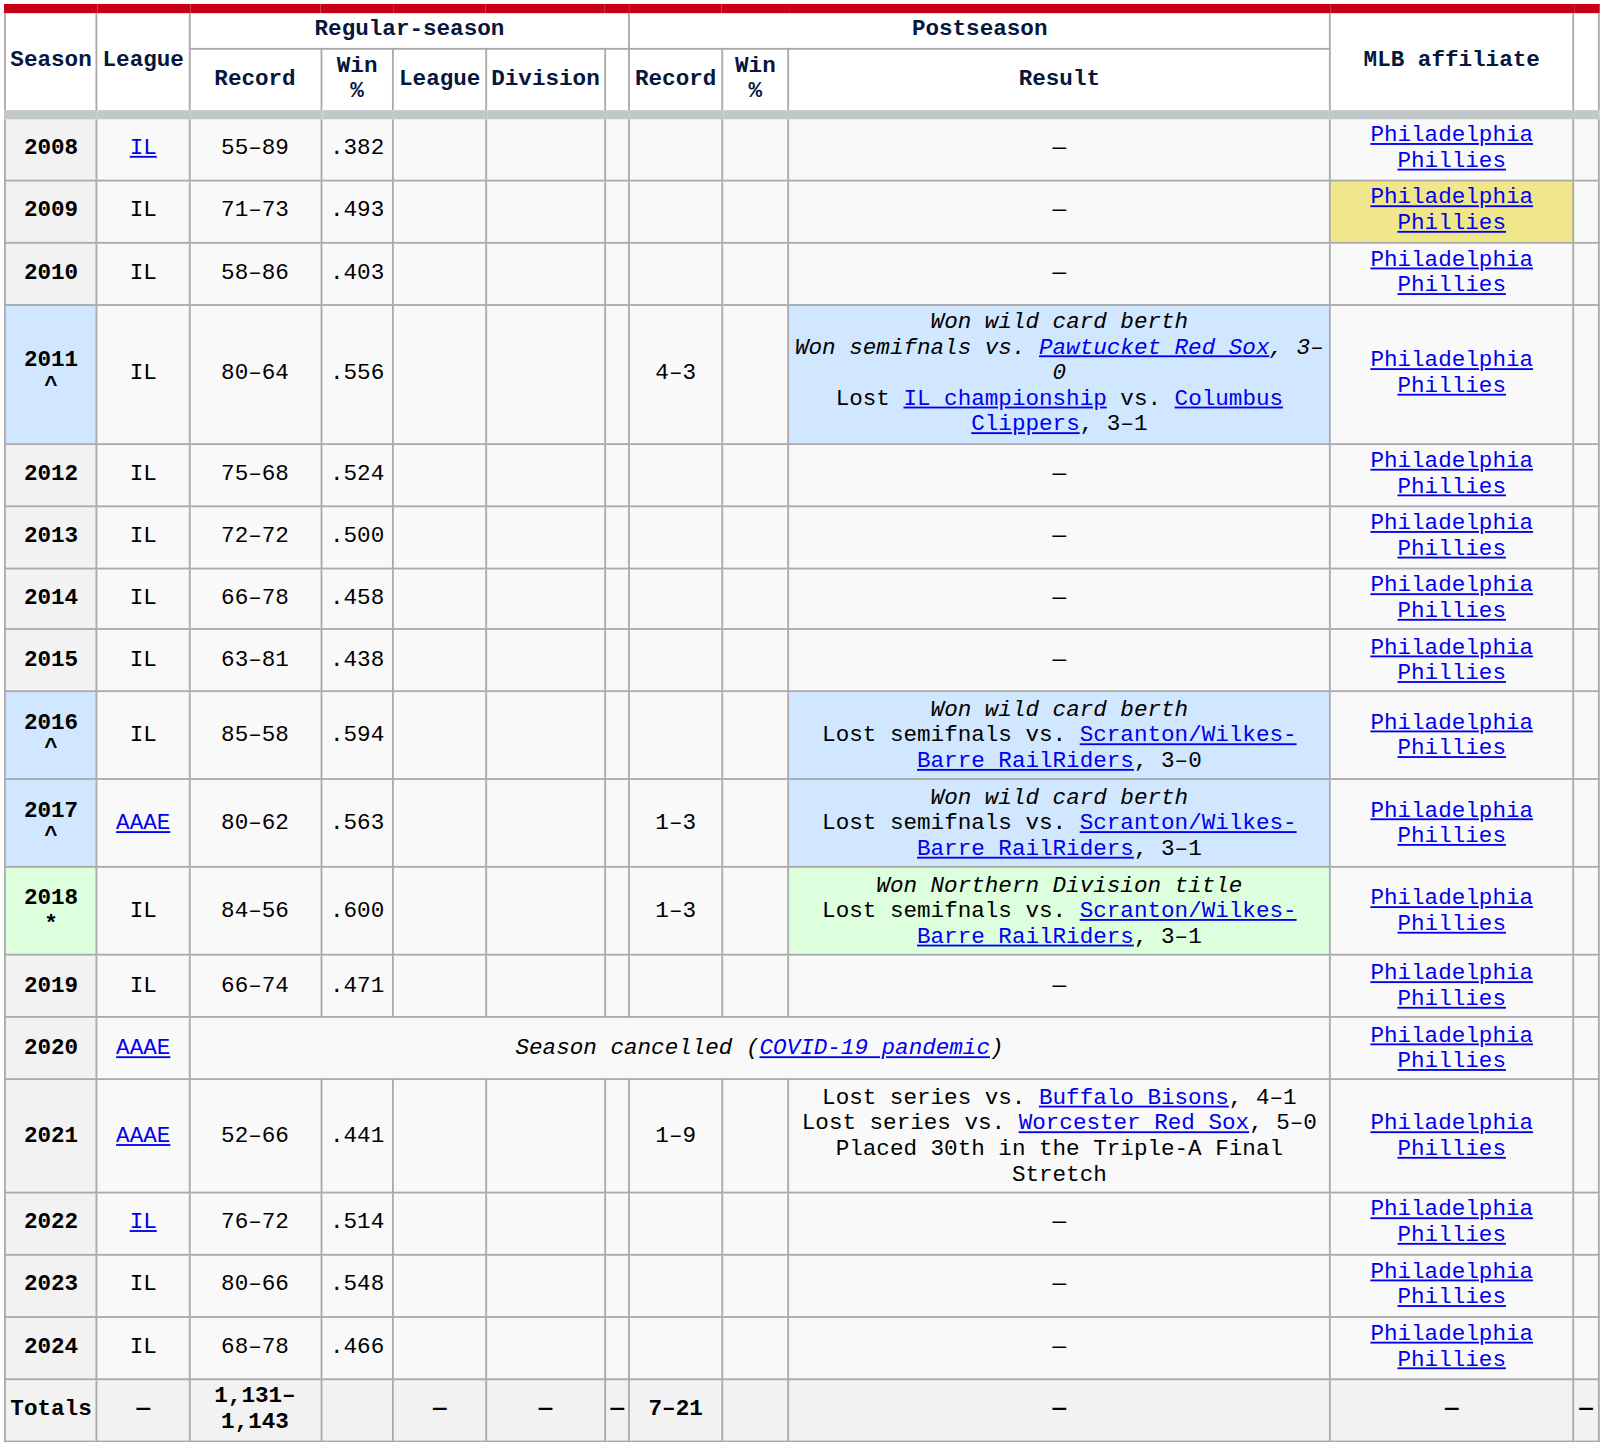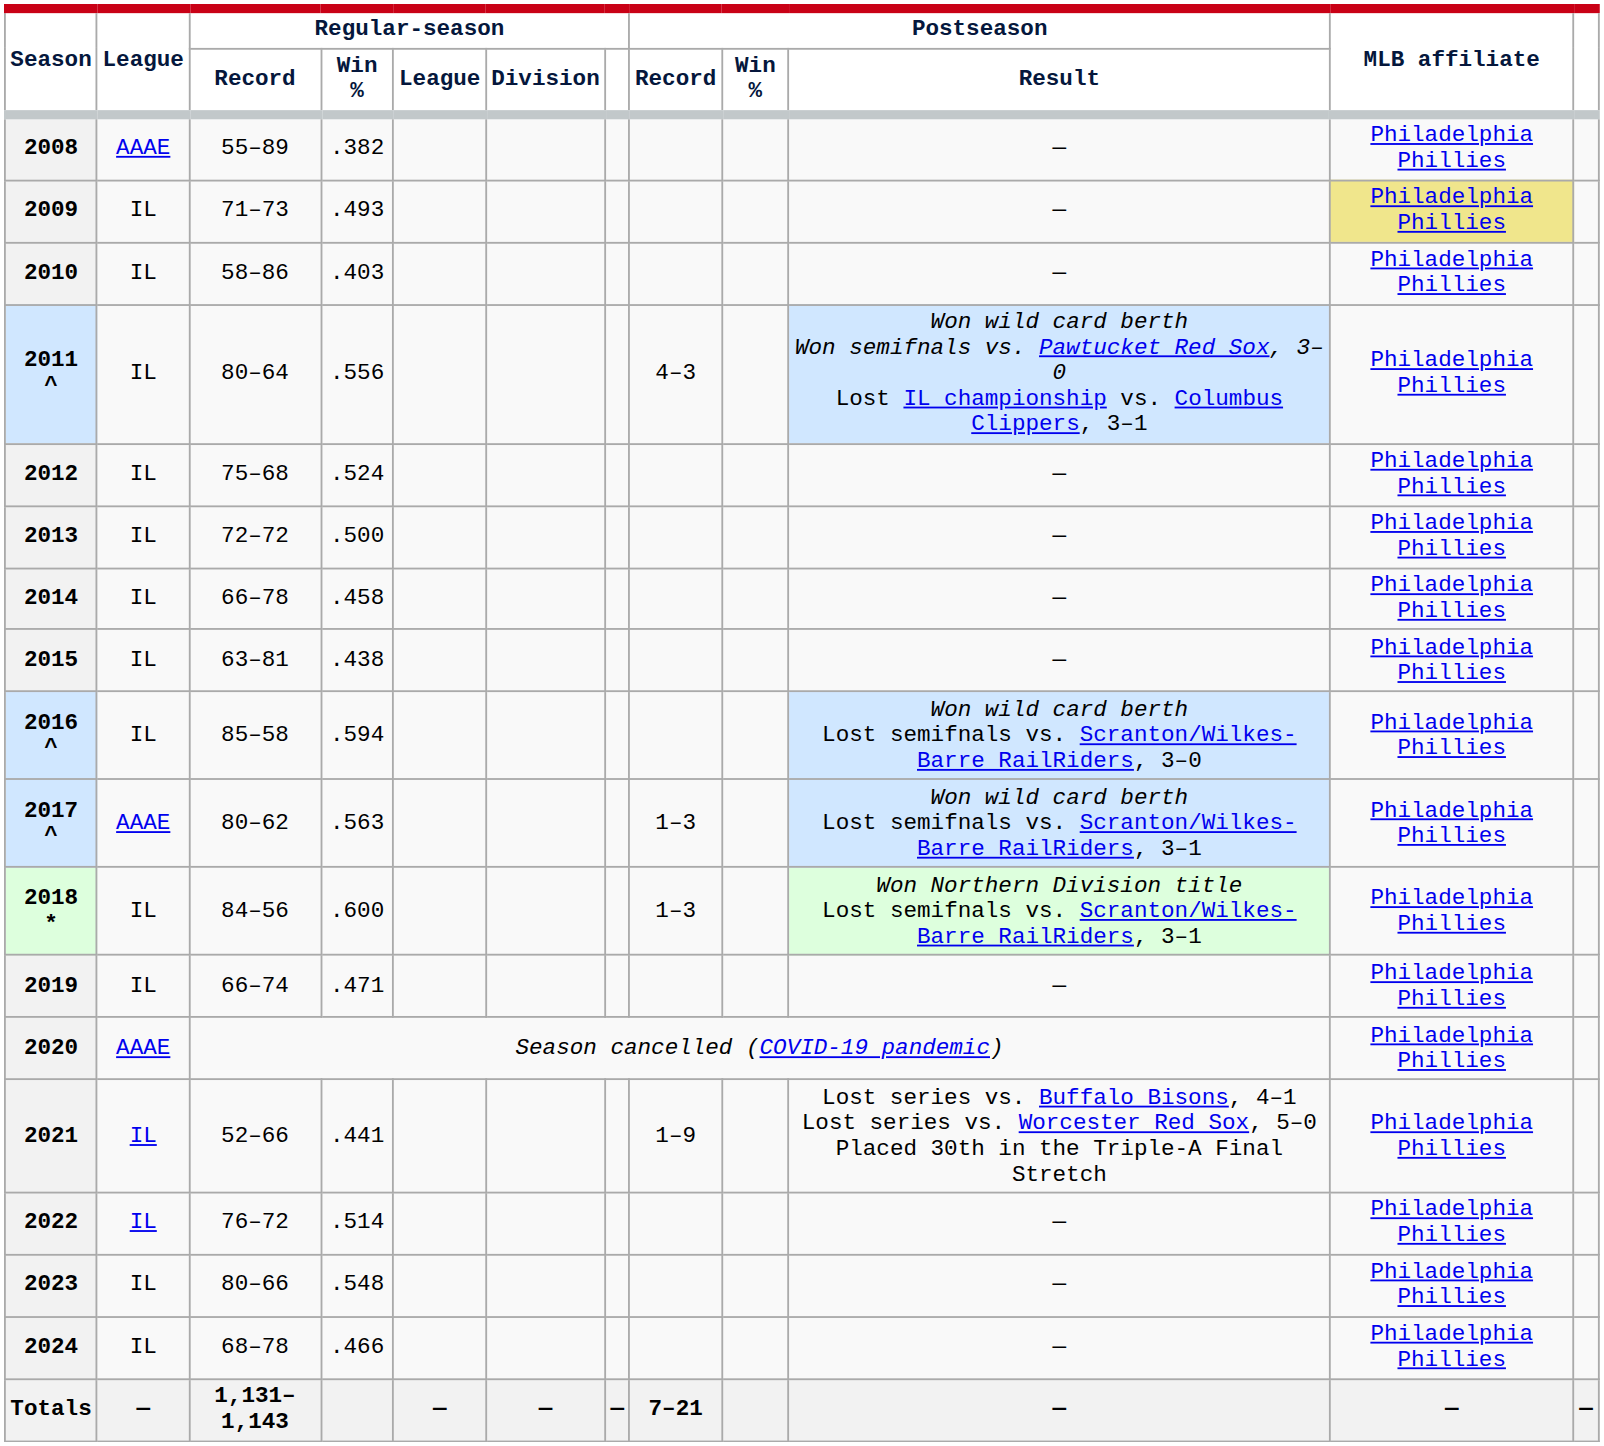(143, 150) IL -> (143, 150) AAAE
(143, 1136) AAAE -> (143, 1136) IL
